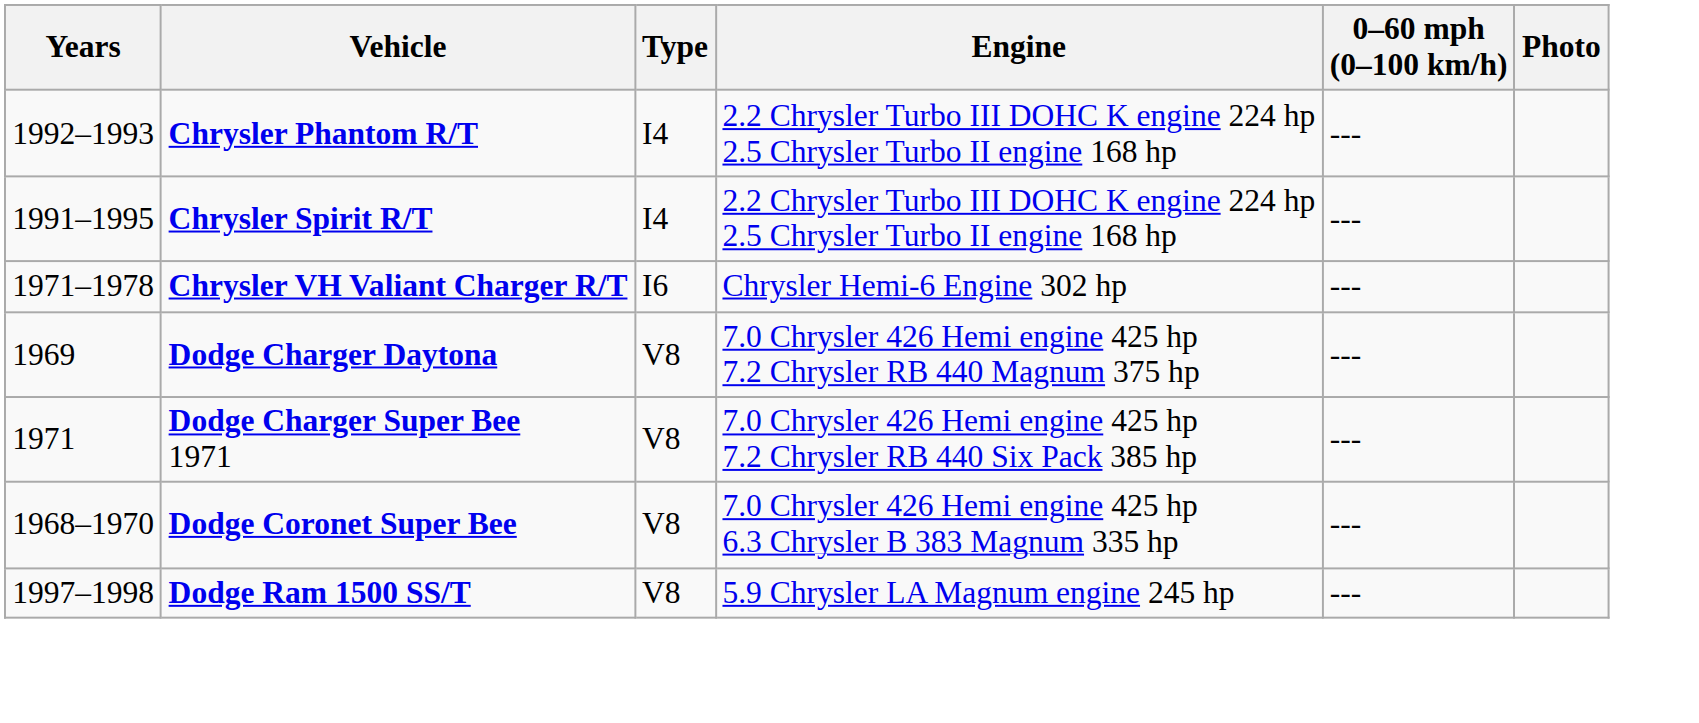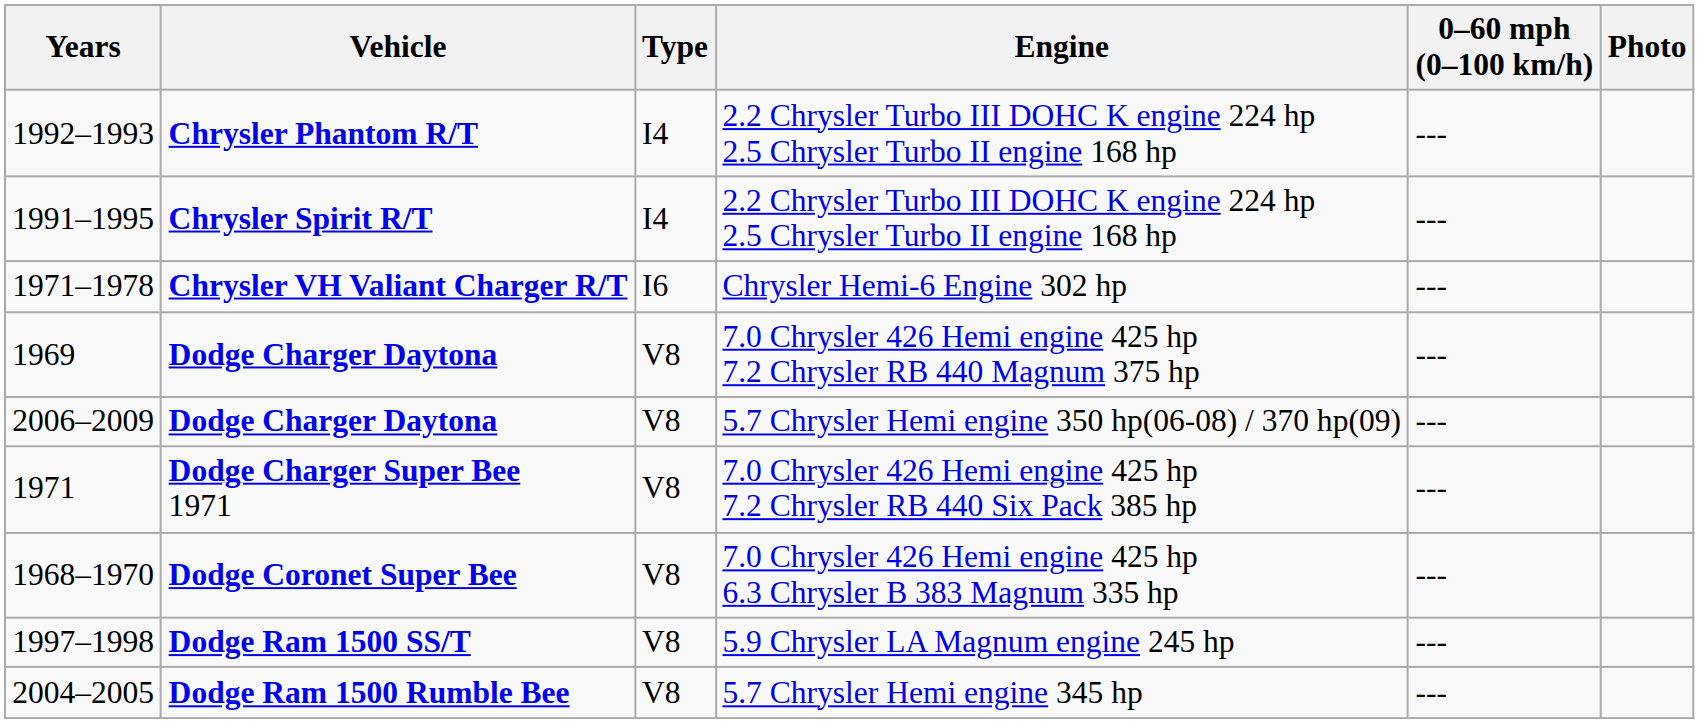+ row: (83, 421)
+ row: (83, 692)
